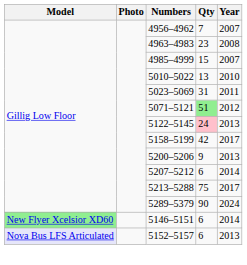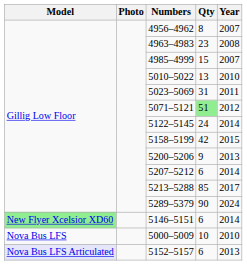(201, 28) 7 -> (201, 28) 8
(203, 124) pink background -> (203, 124) no background
(229, 124) 2013 -> (229, 124) 2014
(229, 140) 2017 -> (229, 140) 2015
(203, 188) 75 -> (203, 188) 85
+ row: (171, 236)
